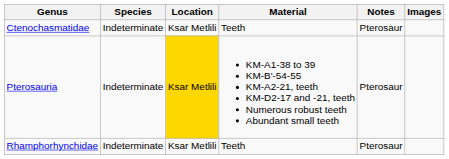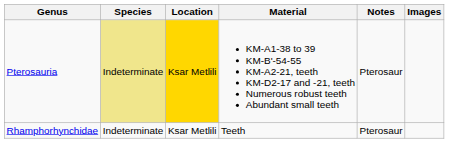- row: (48, 28)
(133, 87) no background -> (133, 71) khaki background
